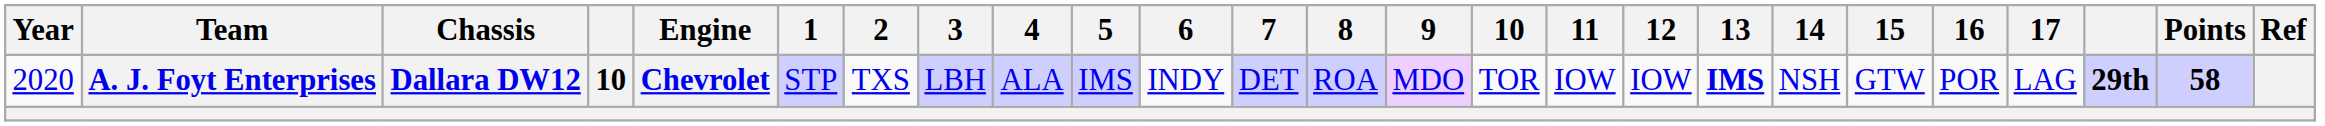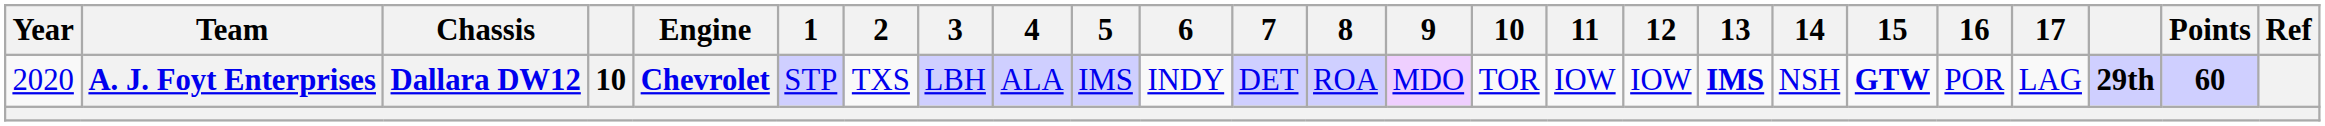(1890, 80) normal -> (1892, 80) bold
(2205, 80) 58 -> (2210, 80) 60
